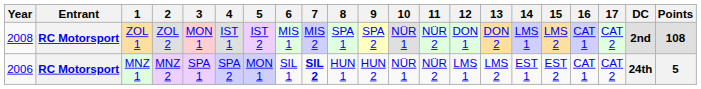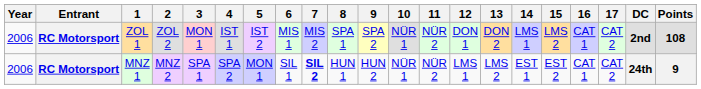(20, 38) 2008 -> (20, 38) 2006
(676, 69) 5 -> (676, 69) 9
